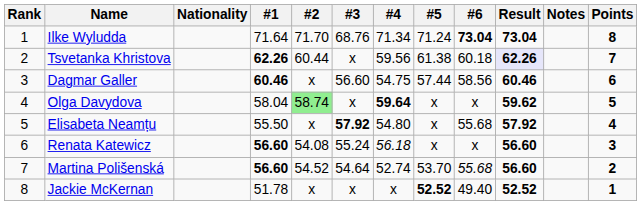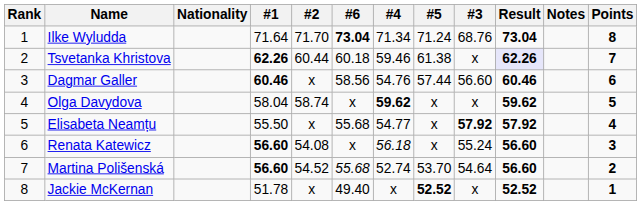columns swapped: (353, 15) <-> (475, 15)
(393, 59) 59.56 -> (393, 59) 59.46
(393, 80) 54.75 -> (393, 80) 54.76
(312, 102) lightgreen background -> (312, 102) no background
(393, 102) 59.64 -> (393, 102) 59.62
(393, 124) 54.80 -> (393, 124) 54.77
